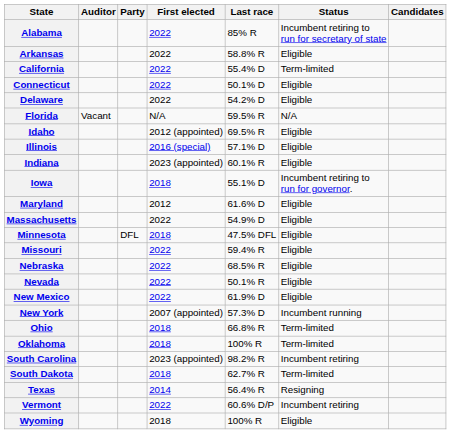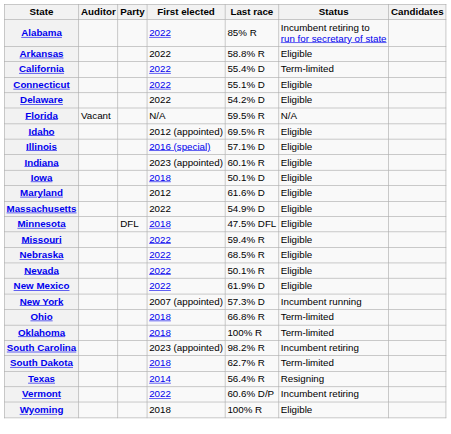(246, 85) 50.1% D -> (246, 85) 55.1% D
(246, 183) 55.1% D -> (246, 178) 50.1% D
(325, 183) Incumbent retiring to run for governor. -> (297, 178) Eligible
